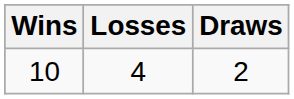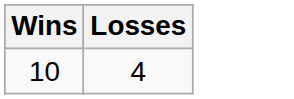- column: (241, 26)
